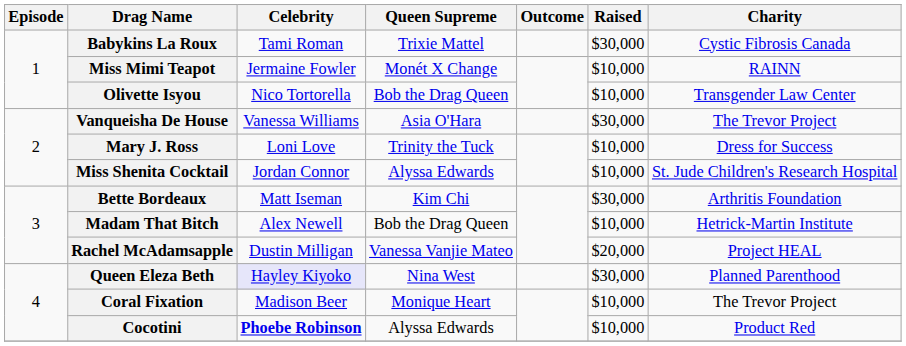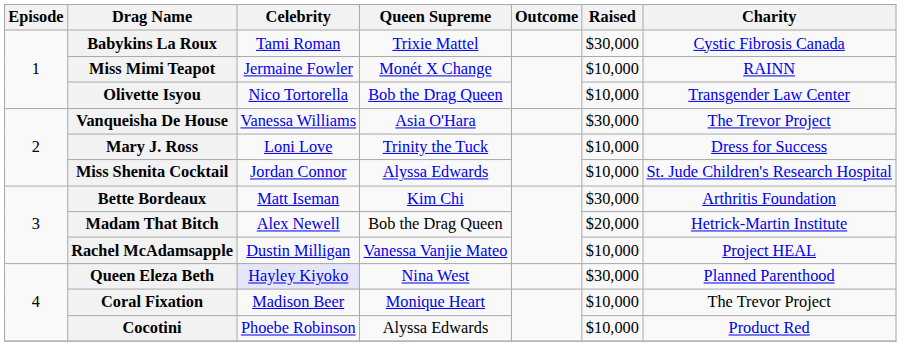(618, 224) $10,000 -> (612, 224) $20,000
(618, 250) $20,000 -> (612, 250) $10,000
(301, 328) bold -> (298, 328) normal
